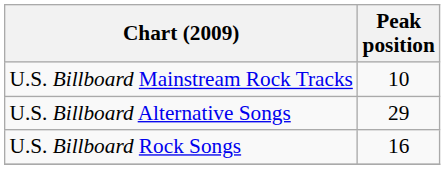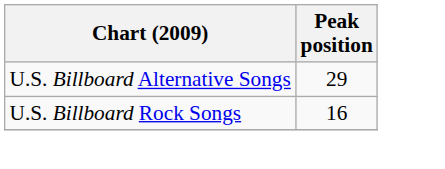- row: (181, 79)
